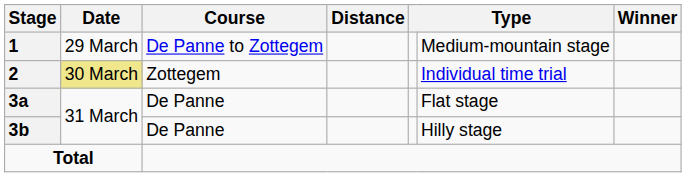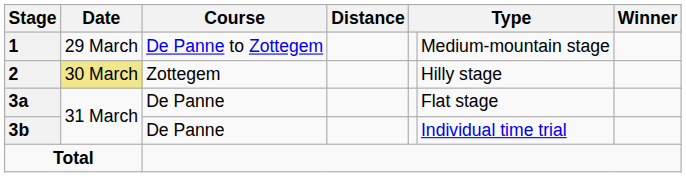(494, 74) Individual time trial -> (462, 74) Hilly stage
(462, 130) Hilly stage -> (494, 130) Individual time trial
